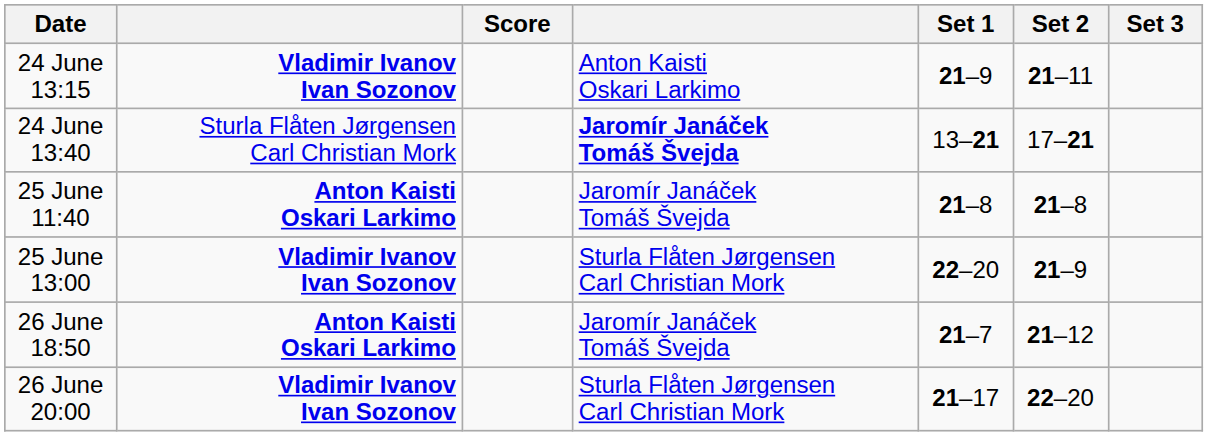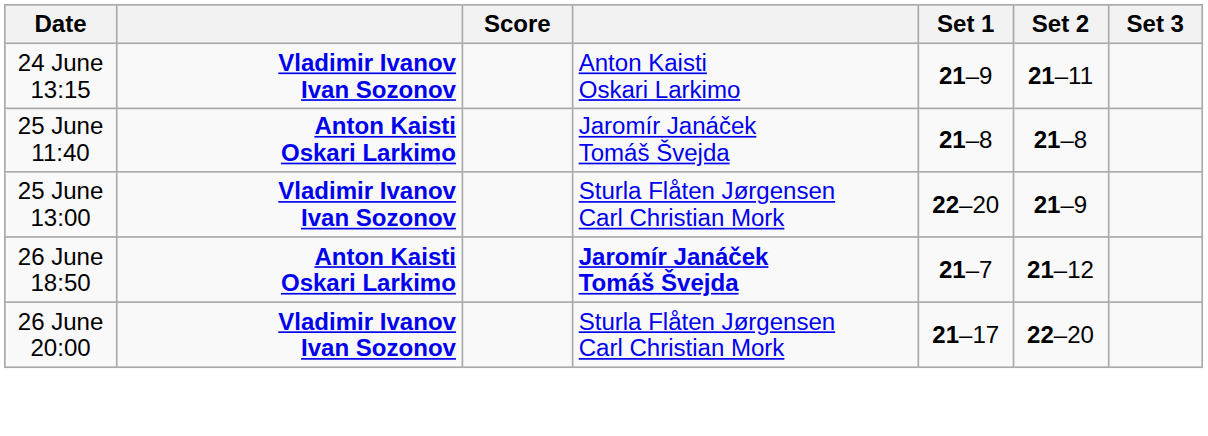- row: (61, 140)
(668, 334) normal -> (674, 270) bold
